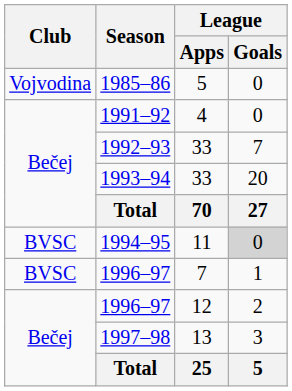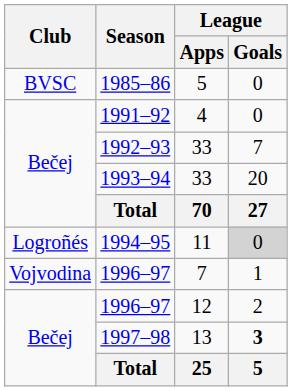(50, 83) Vojvodina -> (50, 83) BVSC
(50, 242) BVSC -> (50, 242) Logroñés
(50, 274) BVSC -> (50, 274) Vojvodina
(258, 337) normal -> (258, 337) bold
